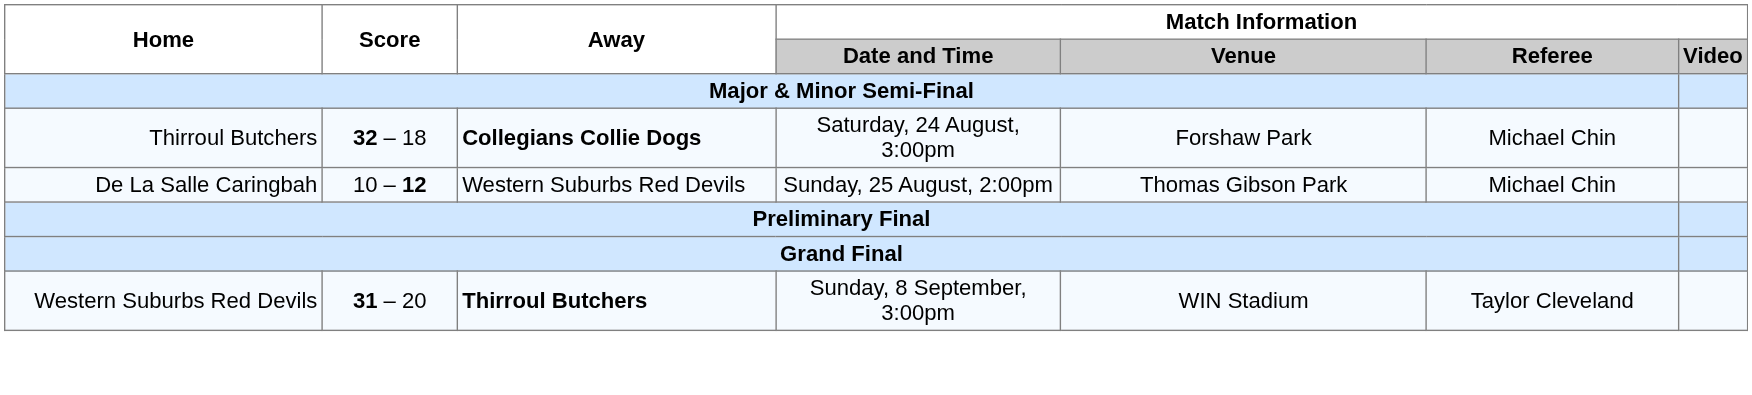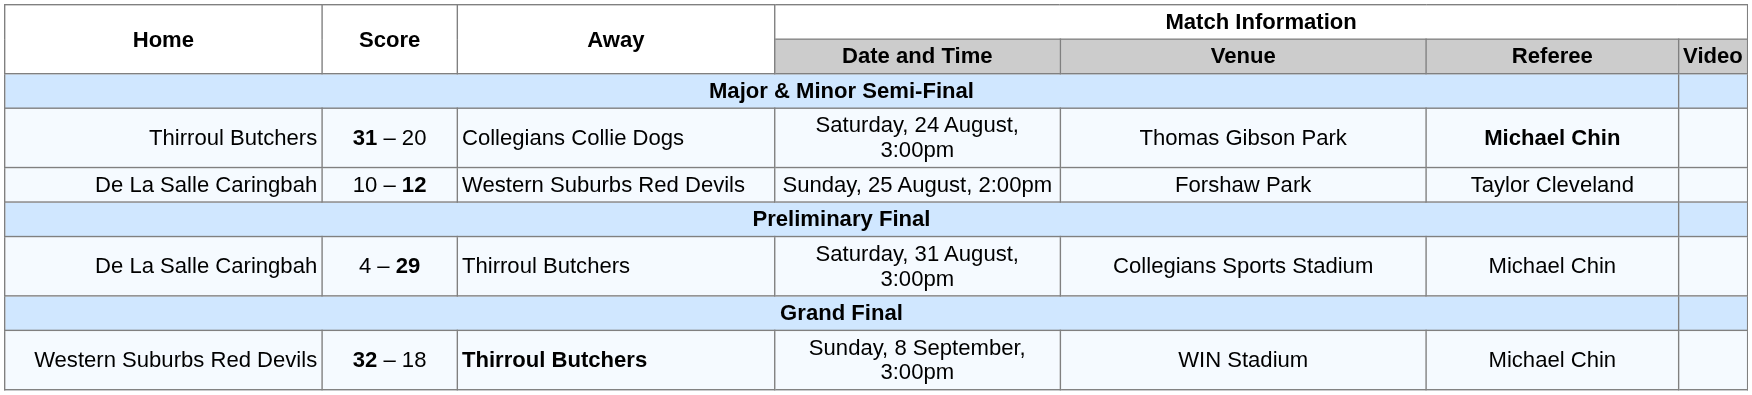(390, 137) 32 – 18 -> (390, 137) 31 – 20
(582, 137) bold -> (573, 137) normal
(1244, 137) Forshaw Park -> (1243, 137) Thomas Gibson Park
(1552, 137) normal -> (1552, 137) bold
(1244, 184) Thomas Gibson Park -> (1243, 184) Forshaw Park
(1552, 184) Michael Chin -> (1552, 184) Taylor Cleveland
+ row: (917, 266)
(390, 300) 31 – 20 -> (390, 359) 32 – 18
(1552, 300) Taylor Cleveland -> (1552, 359) Michael Chin
